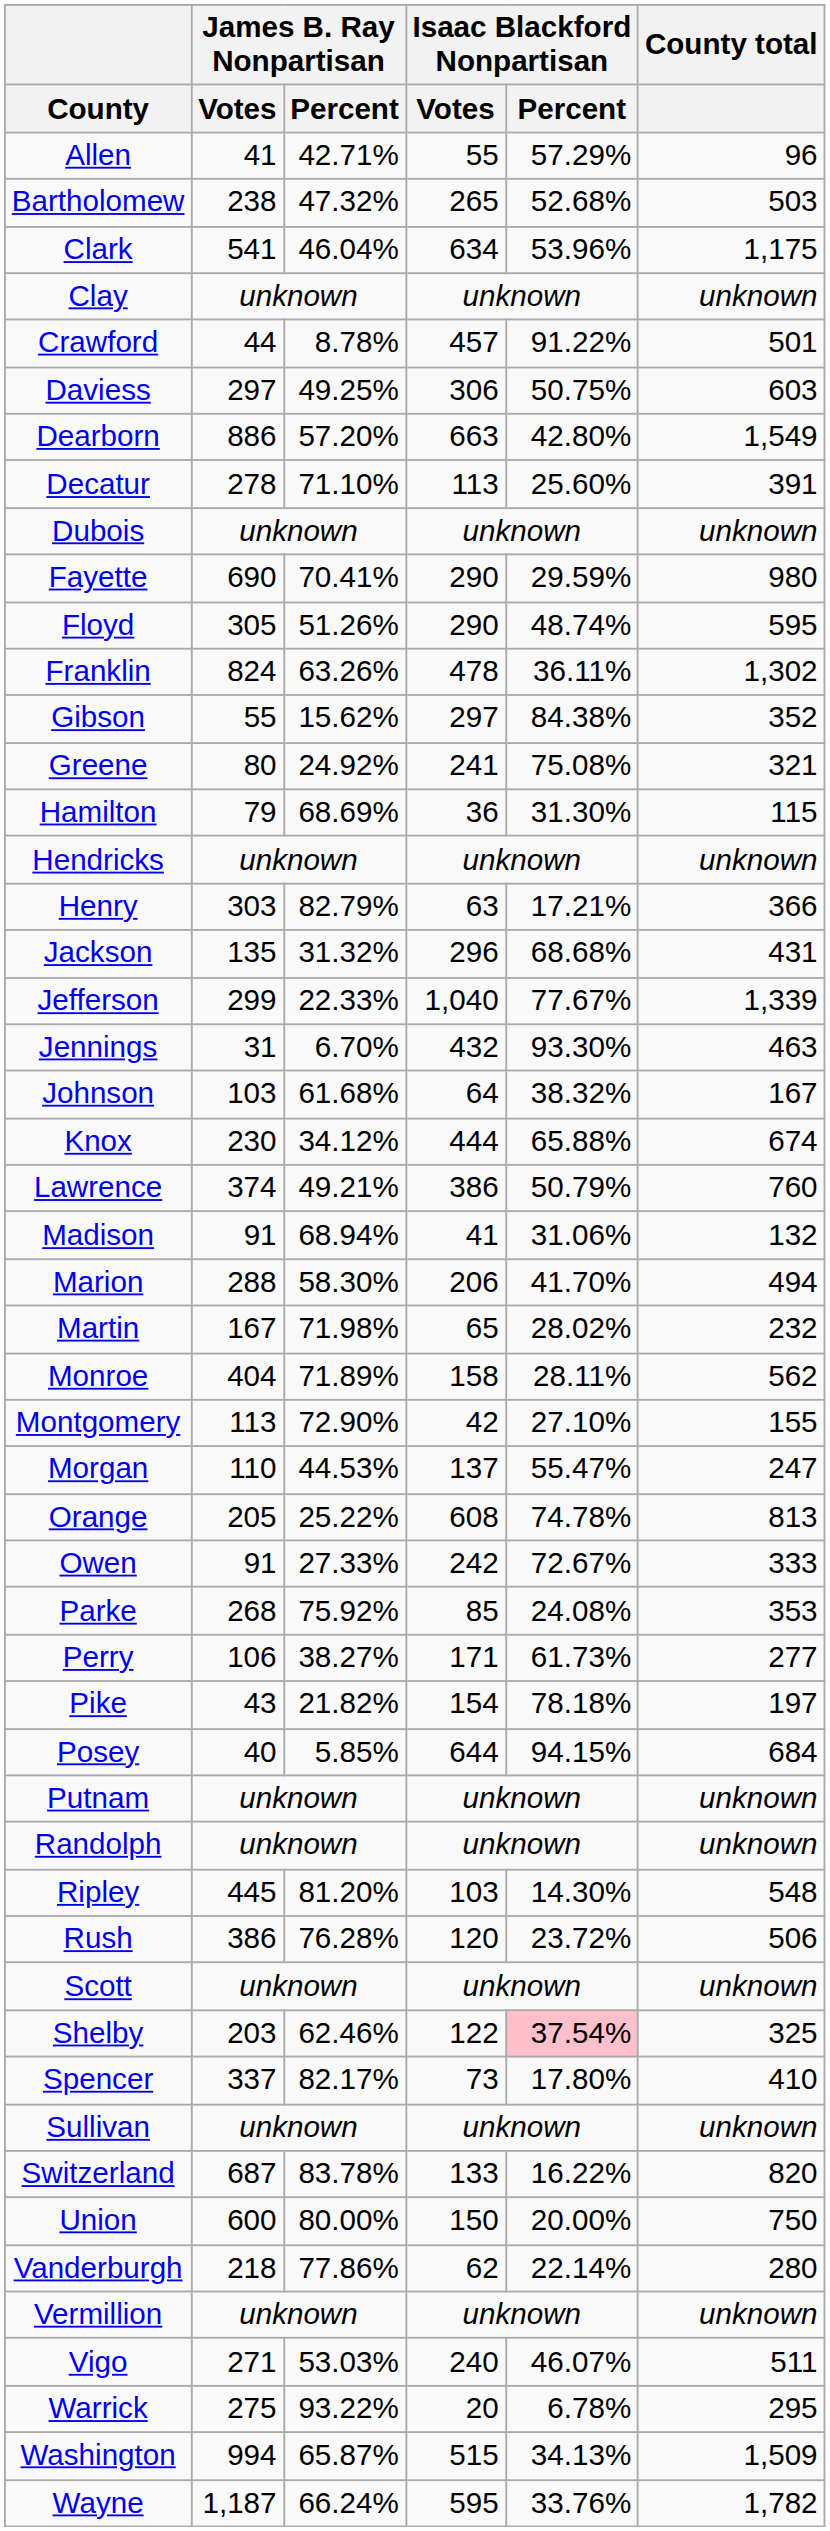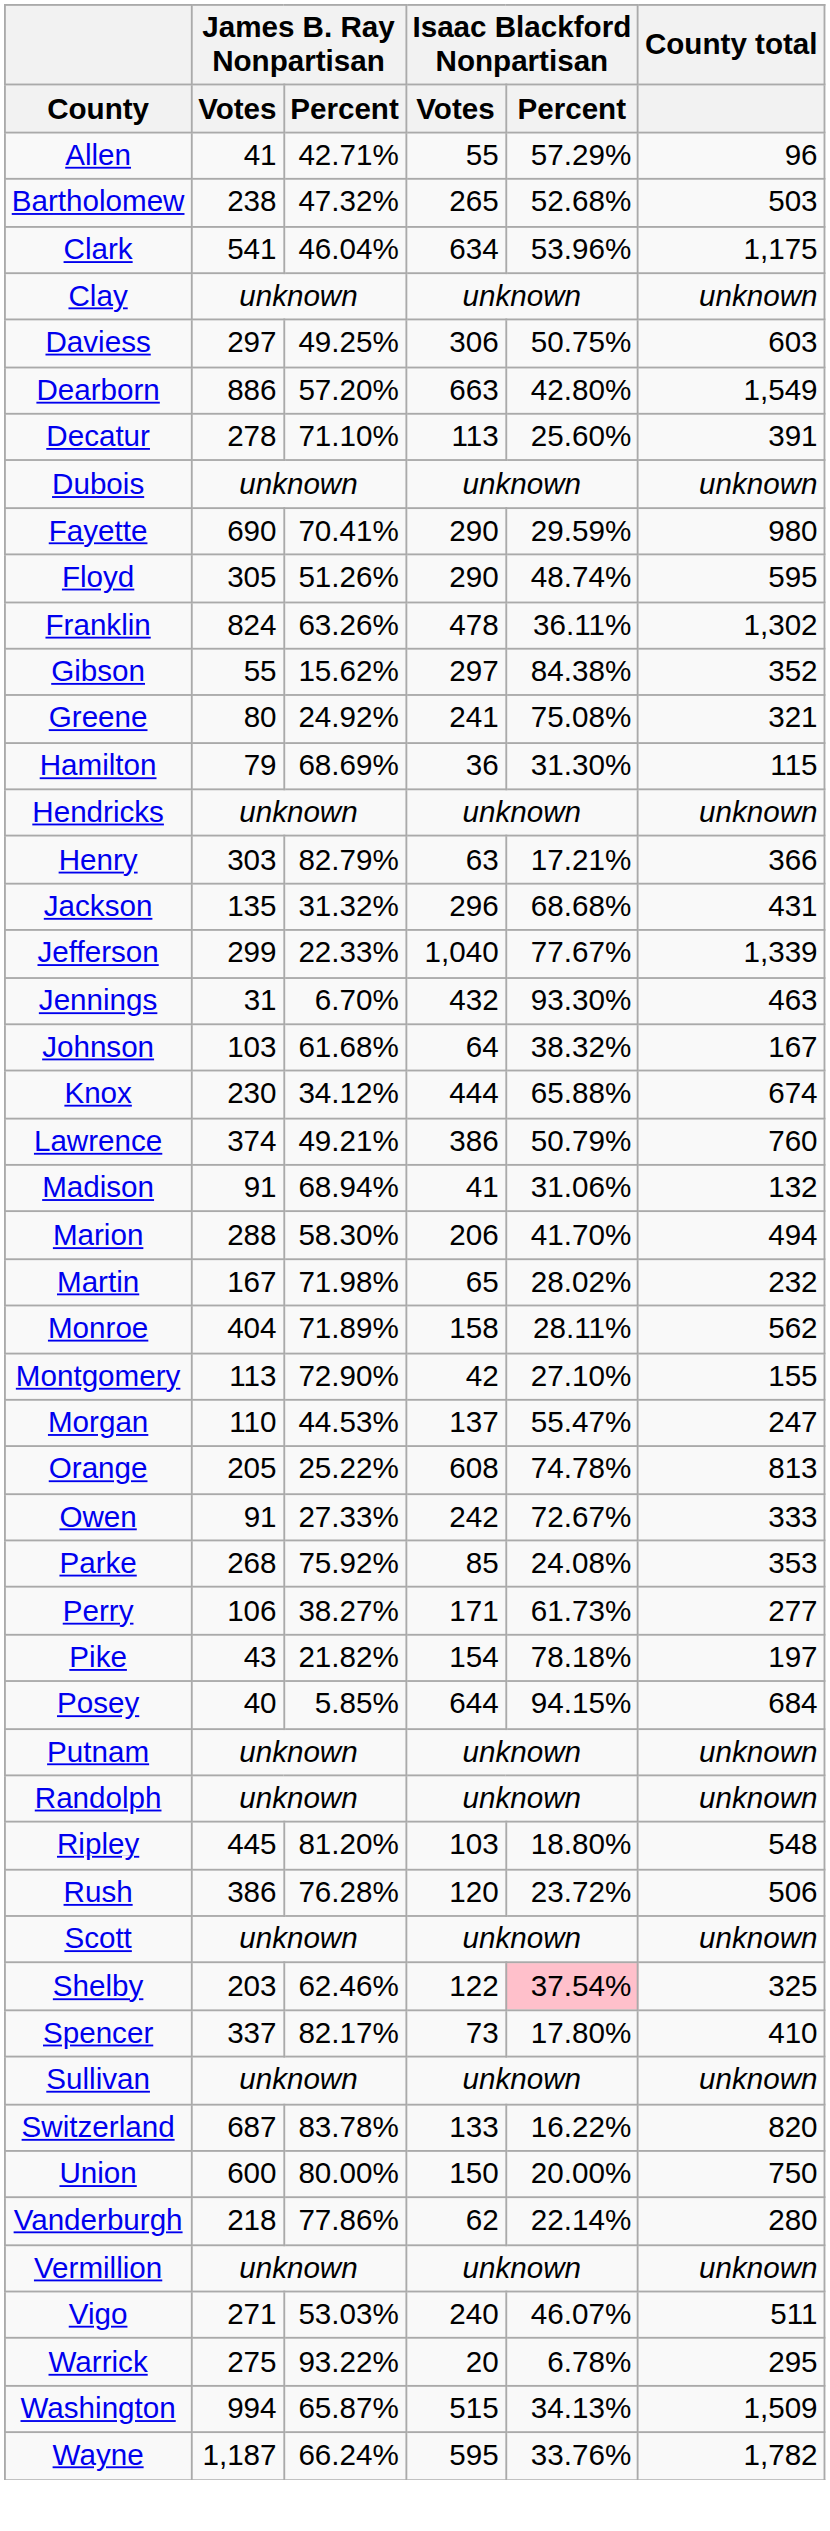- row: (98, 342)
(581, 1892) 14.30% -> (581, 1845) 18.80%
